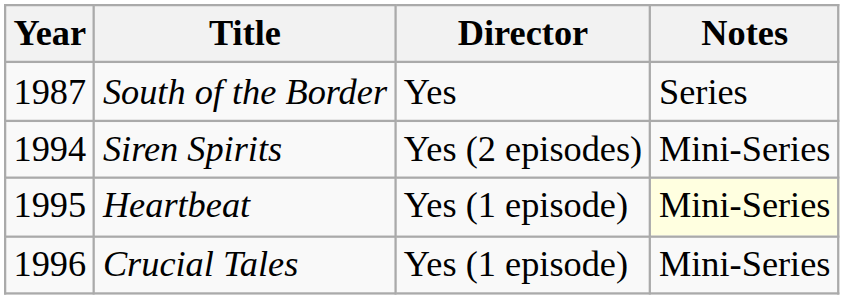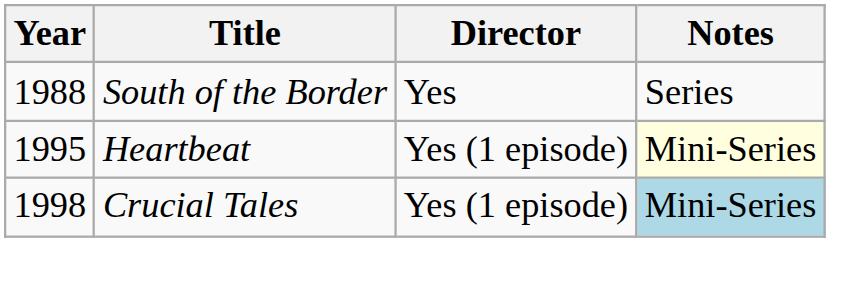(50, 90) 1987 -> (50, 90) 1988
- row: (193, 148)
(50, 263) 1996 -> (50, 206) 1998
(745, 263) no background -> (731, 206) lightblue background
